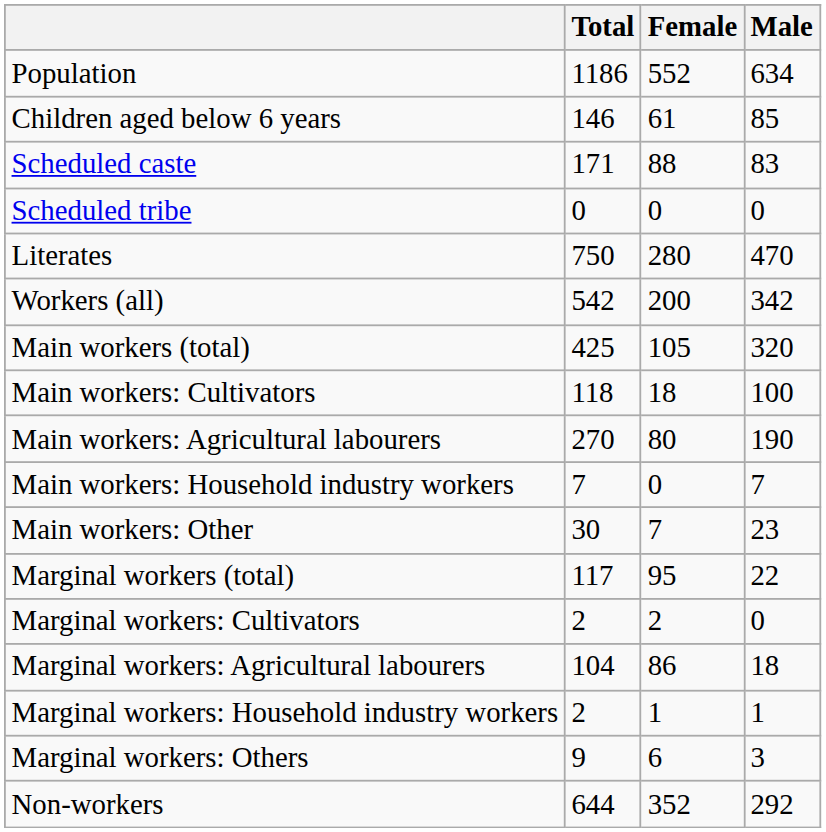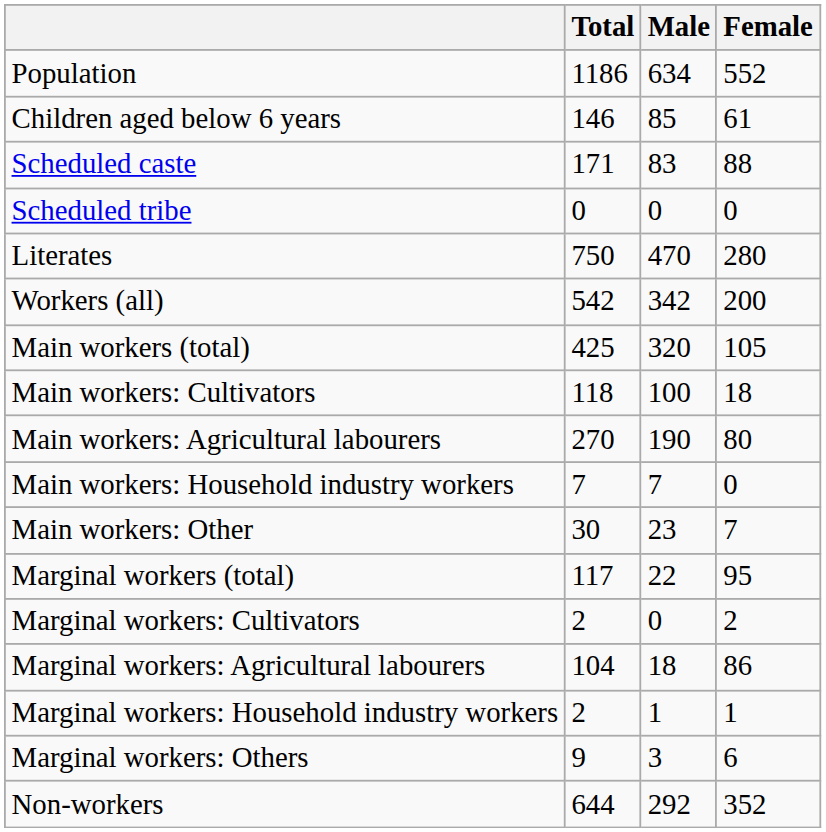columns swapped: (782, 27) <-> (692, 27)
